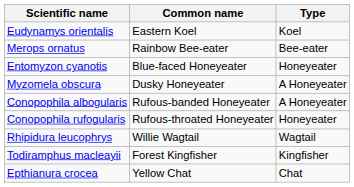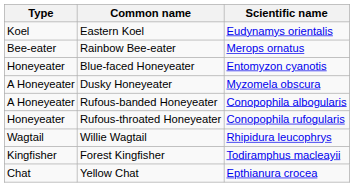columns swapped: (313, 13) <-> (67, 13)
